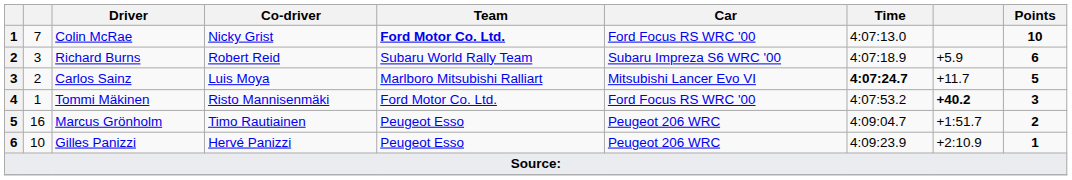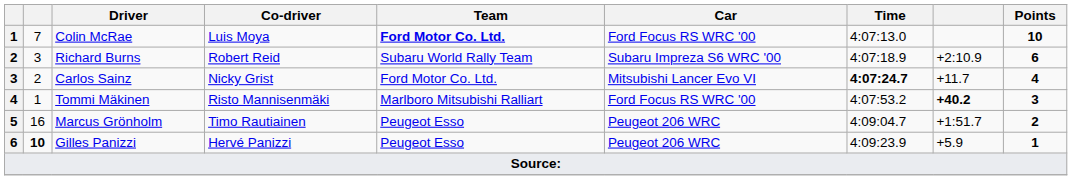(241, 36) Nicky Grist -> (239, 36) Luis Moya
(950, 57) +5.9 -> (959, 57) +2:10.9
(239, 78) Luis Moya -> (241, 78) Nicky Grist
(461, 78) Marlboro Mitsubishi Ralliart -> (439, 78) Ford Motor Co. Ltd.
(1035, 78) 5 -> (1035, 78) 4
(439, 100) Ford Motor Co. Ltd. -> (461, 100) Marlboro Mitsubishi Ralliart
(38, 142) normal -> (38, 142) bold
(959, 142) +2:10.9 -> (950, 142) +5.9
